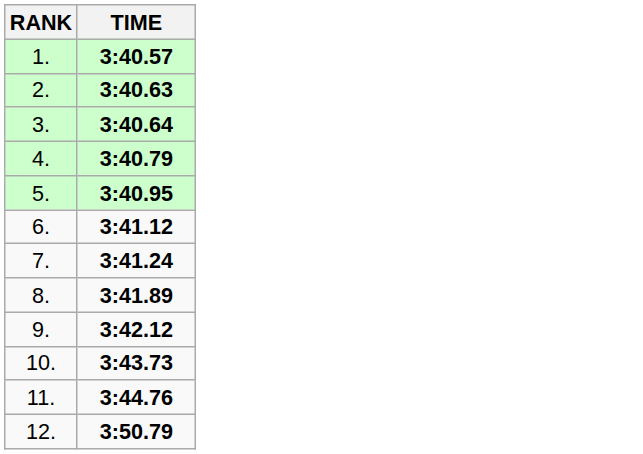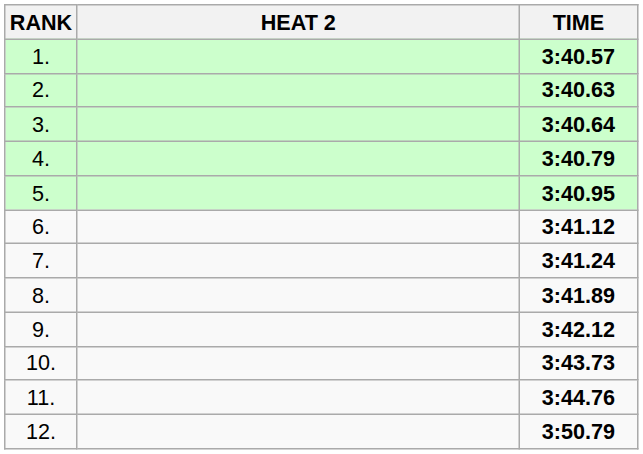+ column: (298, 22)
